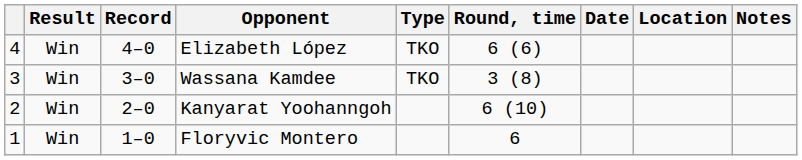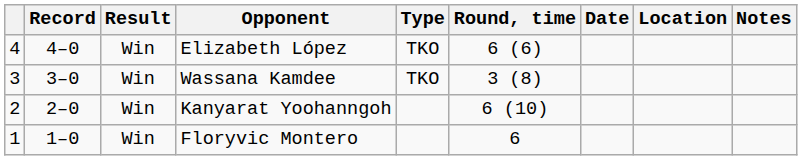columns swapped: (63, 20) <-> (138, 20)
